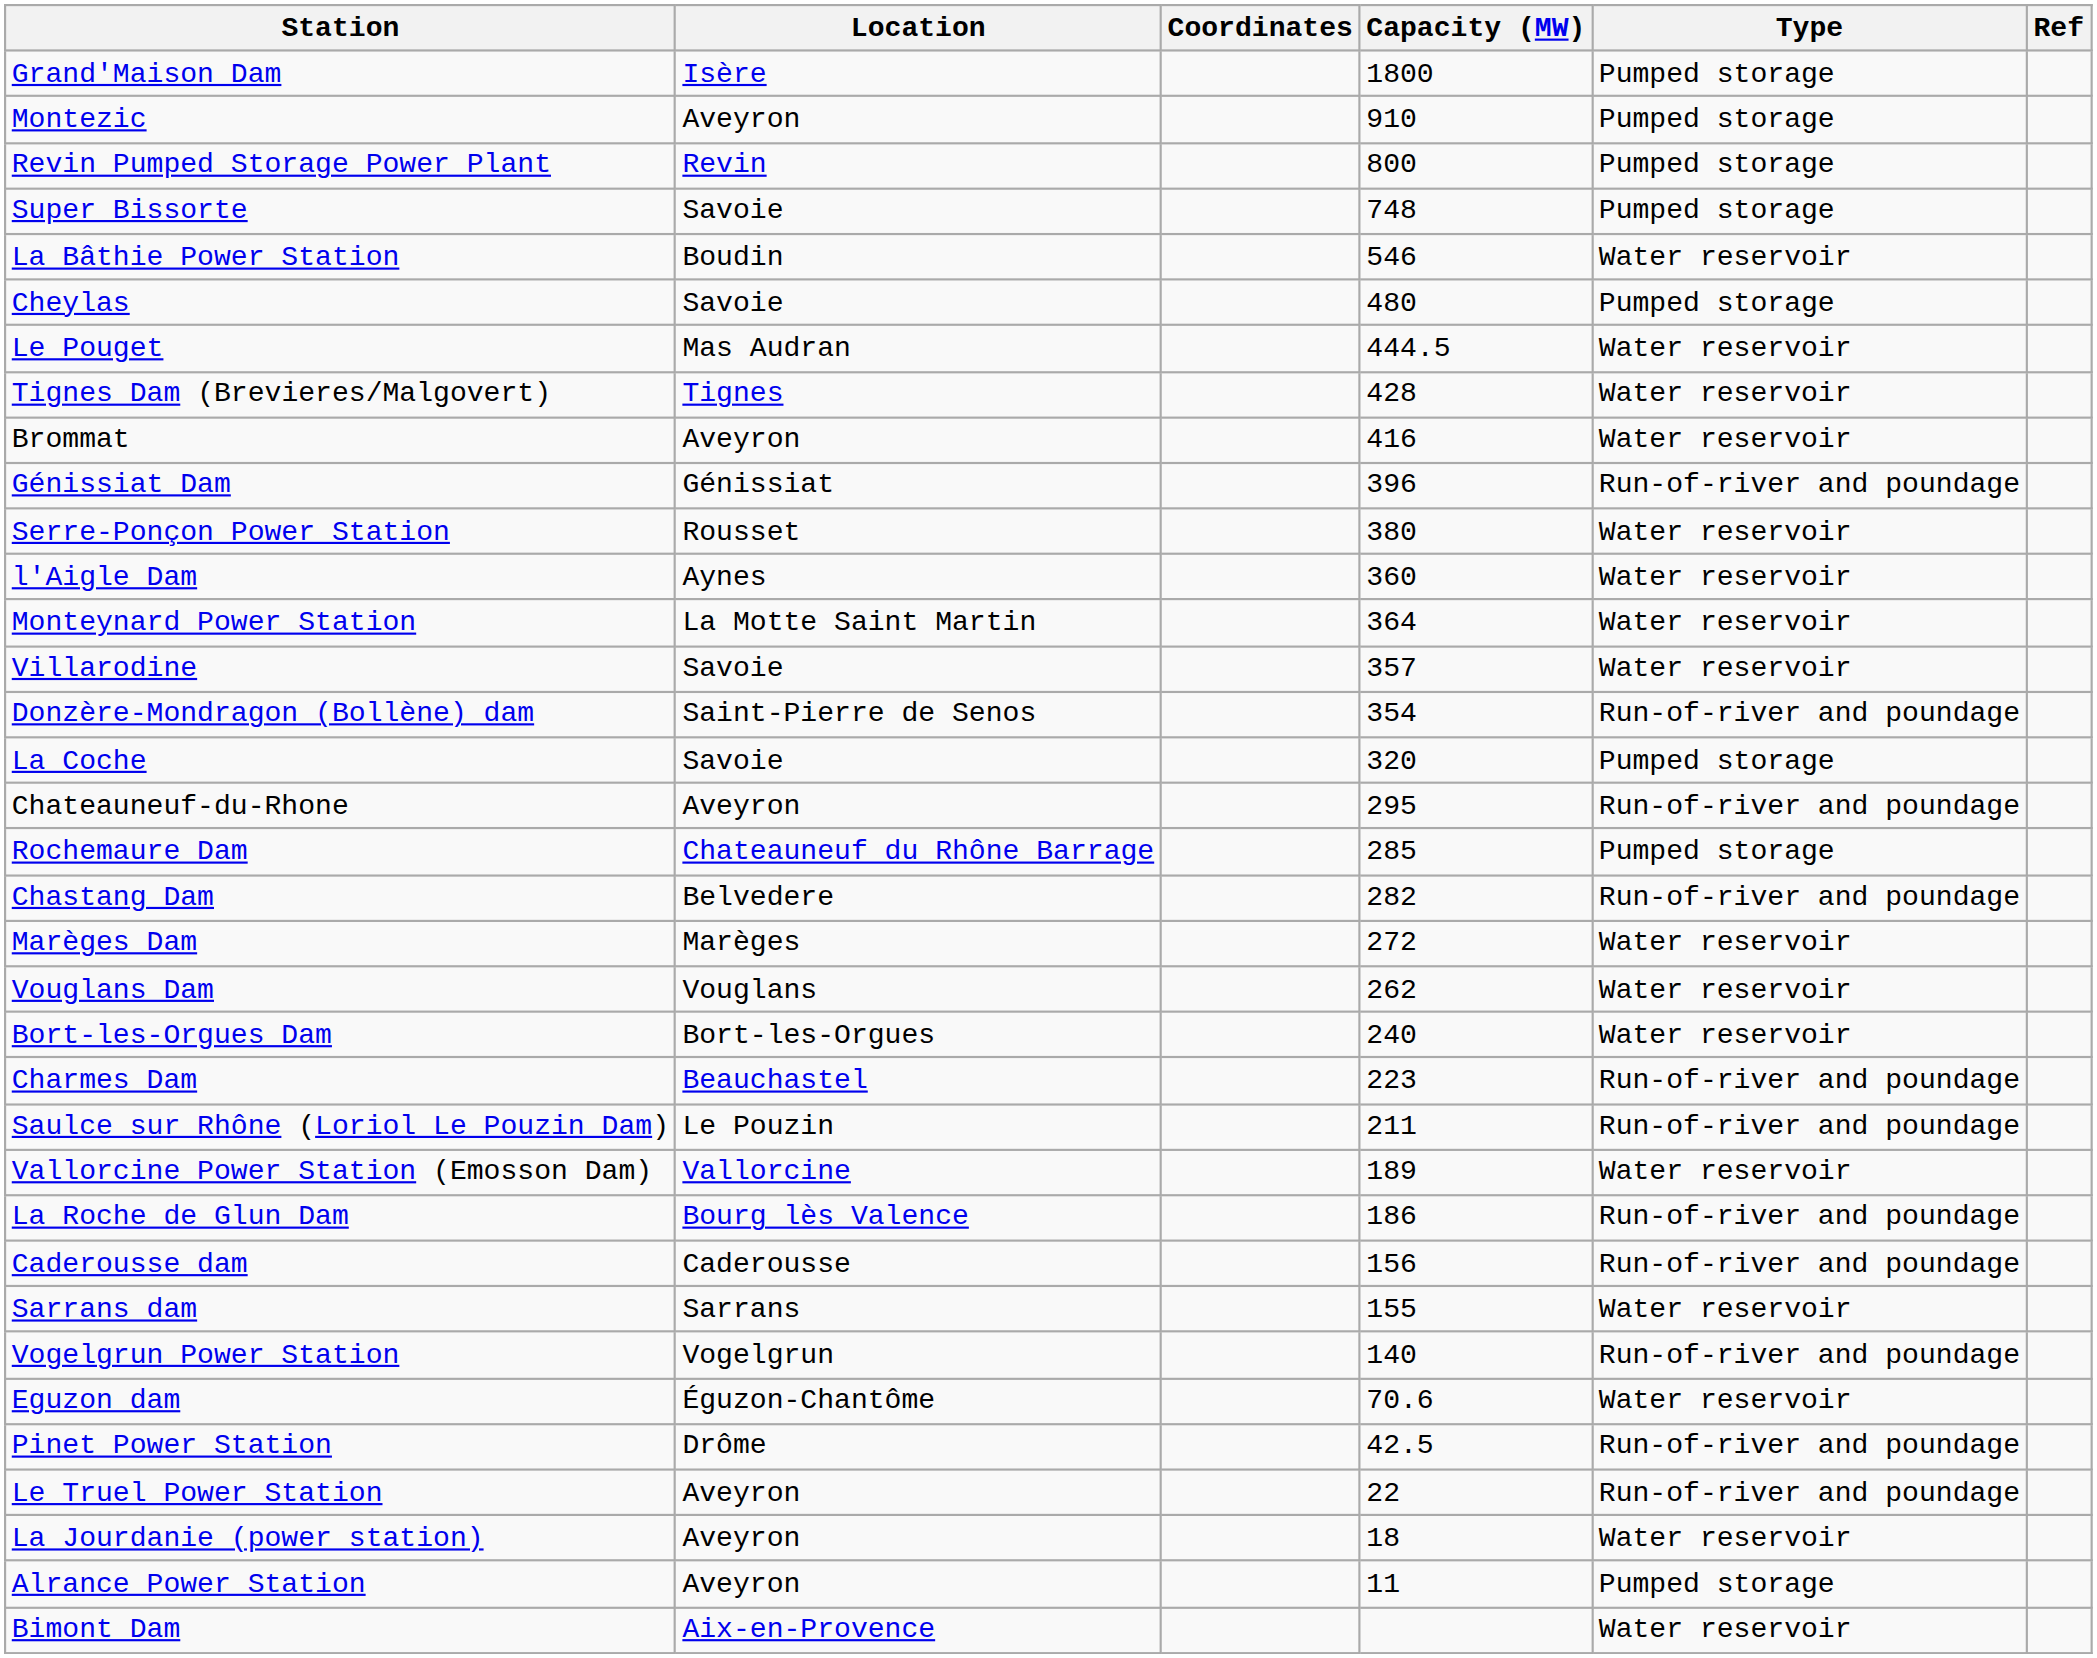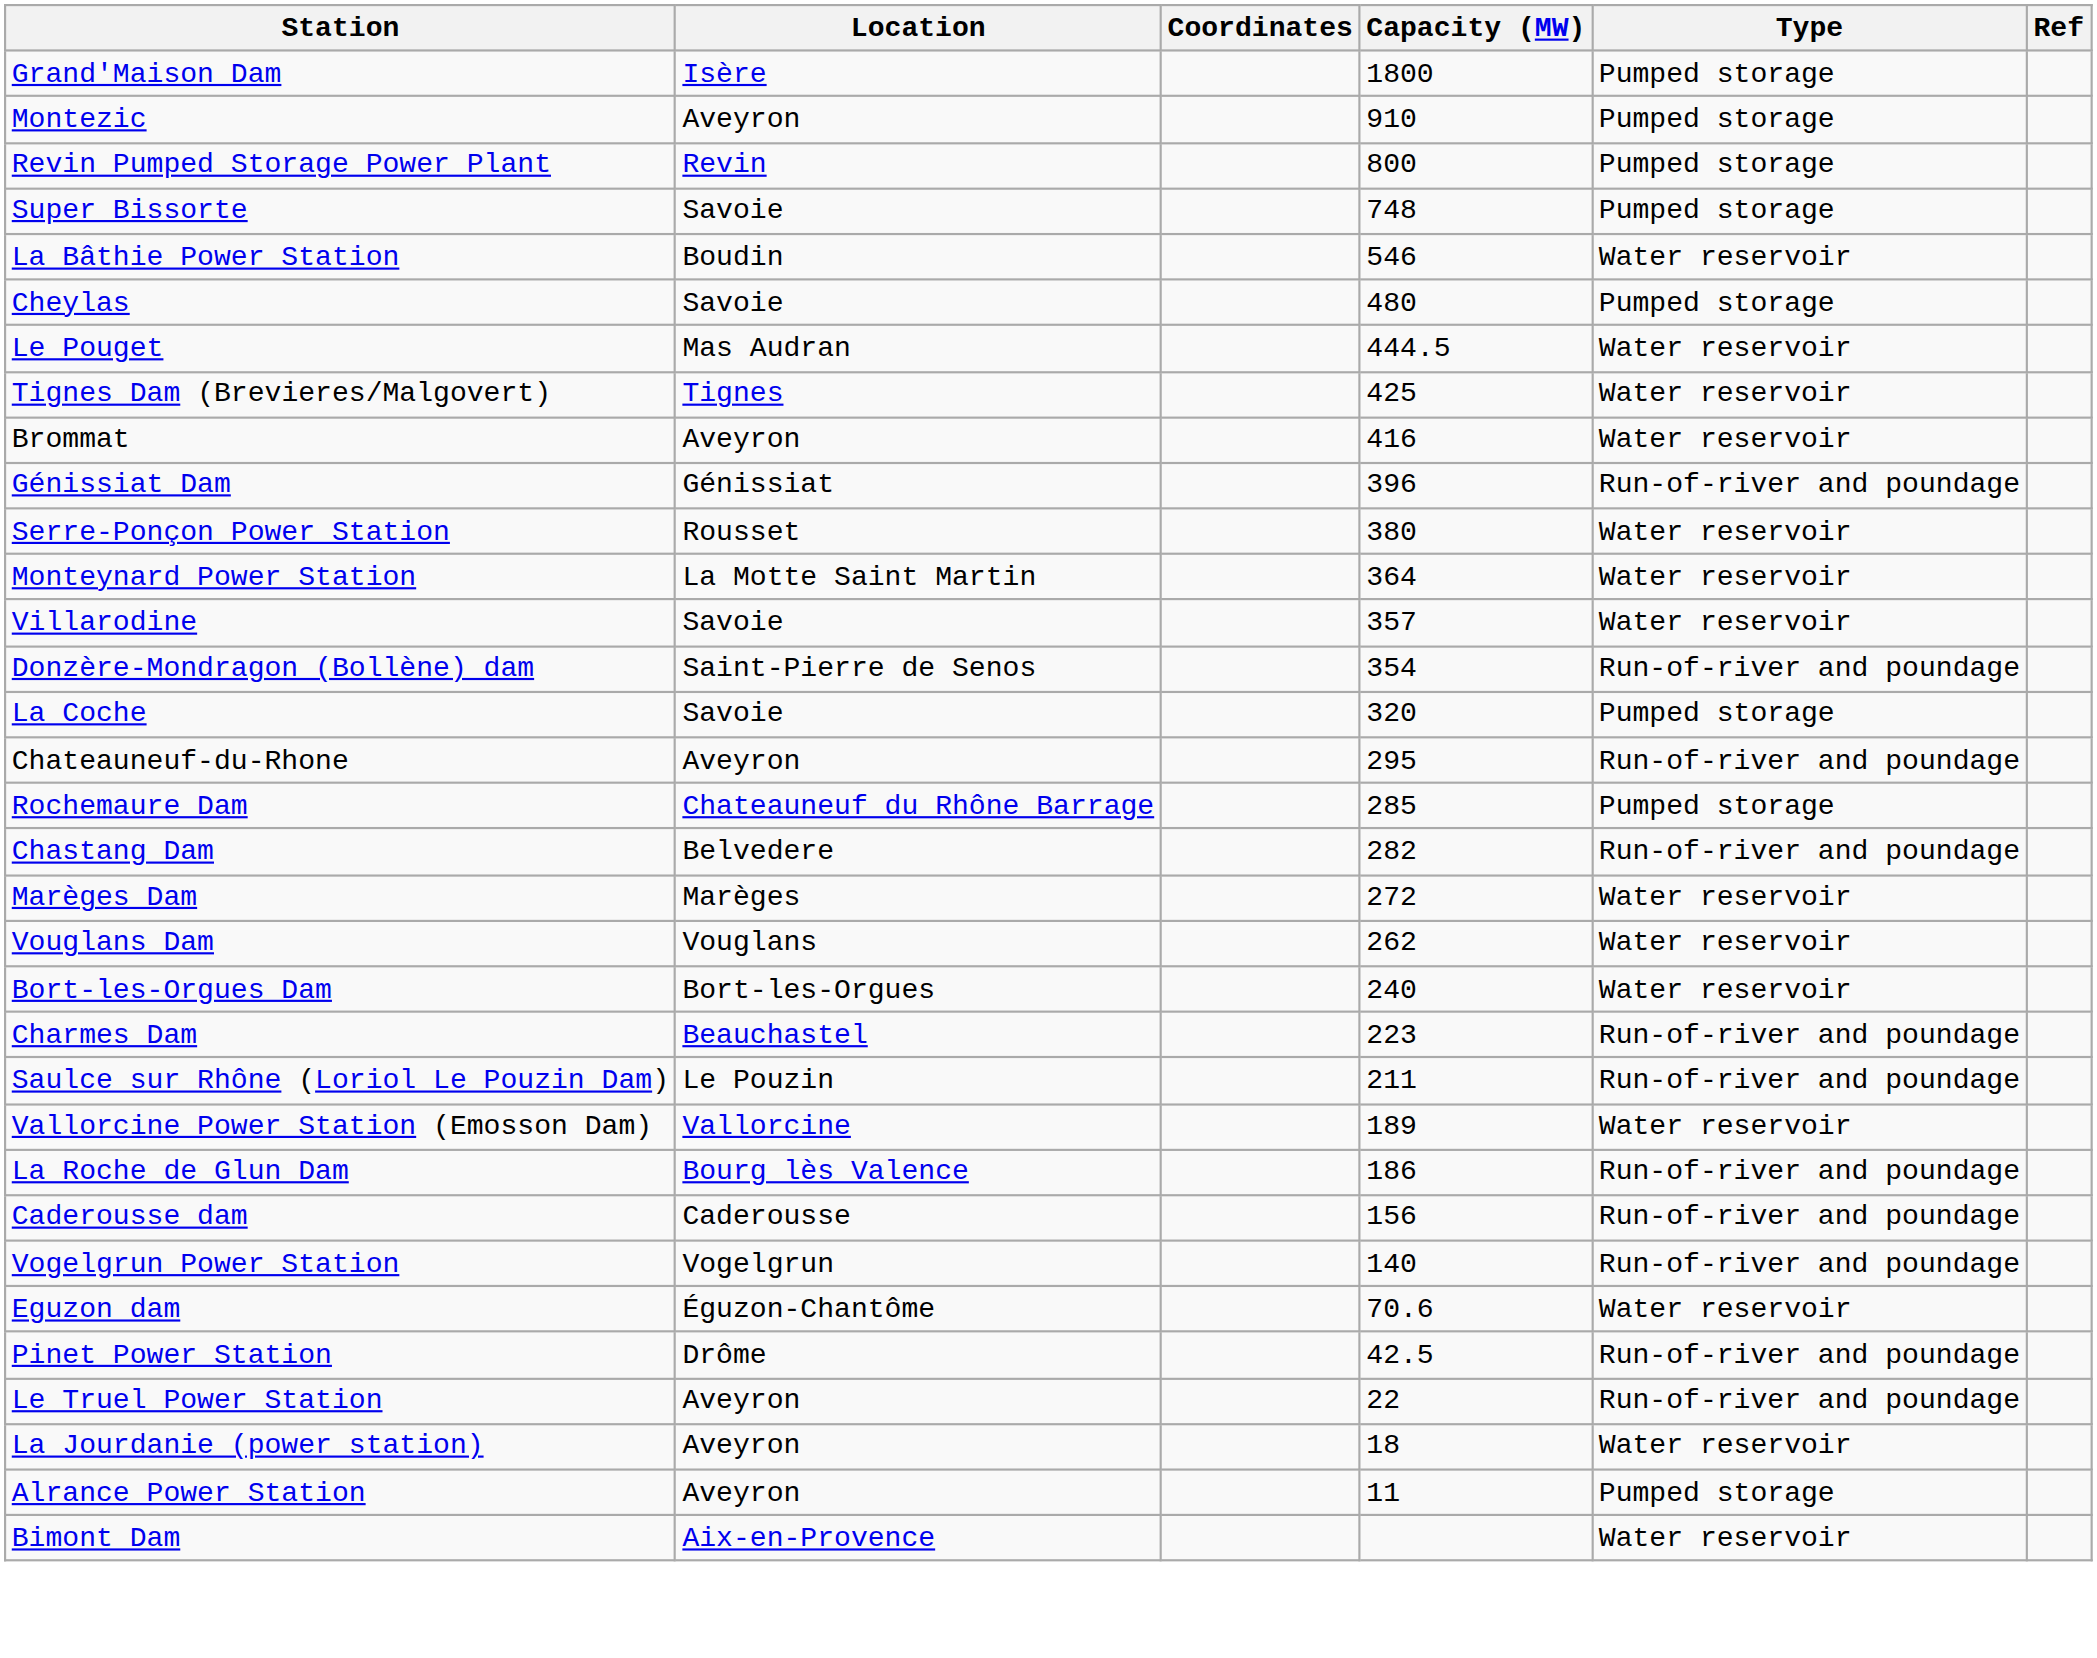(1392, 394) 428 -> (1392, 394) 425
- row: (104, 577)
- row: (104, 1309)
